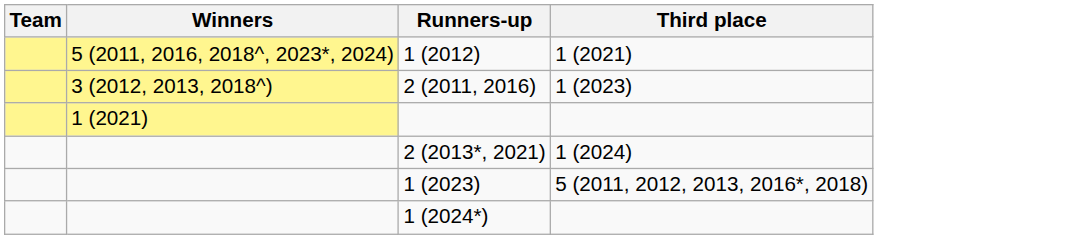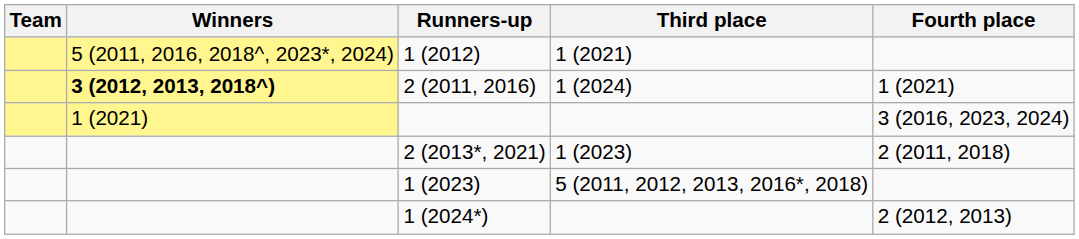+ column: (973, 20)
(172, 86) normal -> (173, 86) bold
(594, 86) 1 (2023) -> (594, 86) 1 (2024)
(594, 151) 1 (2024) -> (594, 151) 1 (2023)
